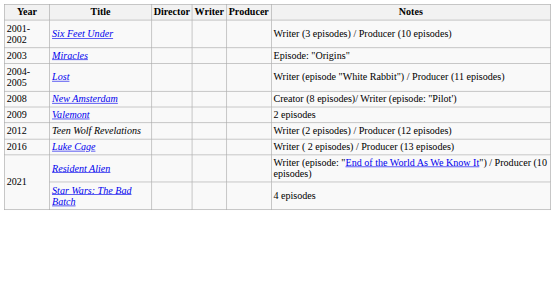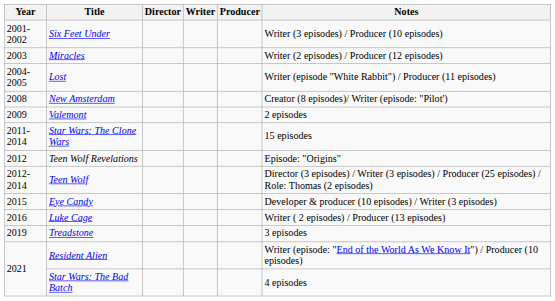(312, 55) Episode: "Origins" -> (354, 55) Writer (2 episodes) / Producer (12 episodes)
+ row: (93, 136)
(363, 131) Writer (2 episodes) / Producer (12 episodes) -> (303, 158) Episode: "Origins"
+ row: (69, 180)
+ row: (71, 201)
+ row: (71, 233)
